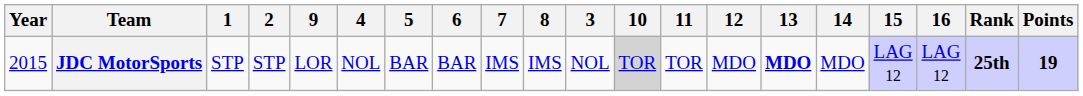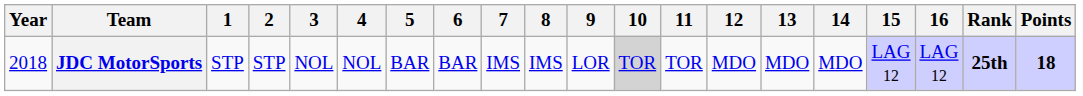columns swapped: (590, 20) <-> (313, 20)
(28, 63) 2015 -> (28, 63) 2018
(788, 63) bold -> (787, 63) normal
(1048, 63) 19 -> (1046, 63) 18
